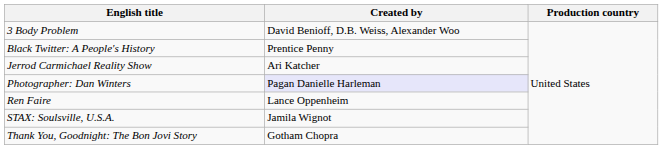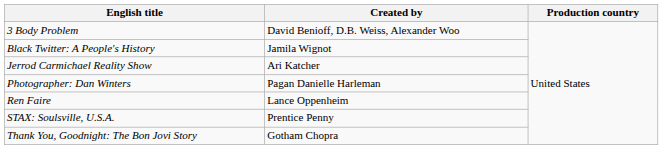(300, 48) Prentice Penny -> (299, 48) Jamila Wignot
(324, 83) lavender background -> (324, 83) no background
(299, 118) Jamila Wignot -> (300, 118) Prentice Penny
